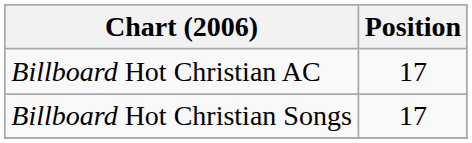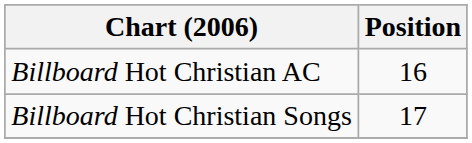(413, 71) 17 -> (413, 71) 16
